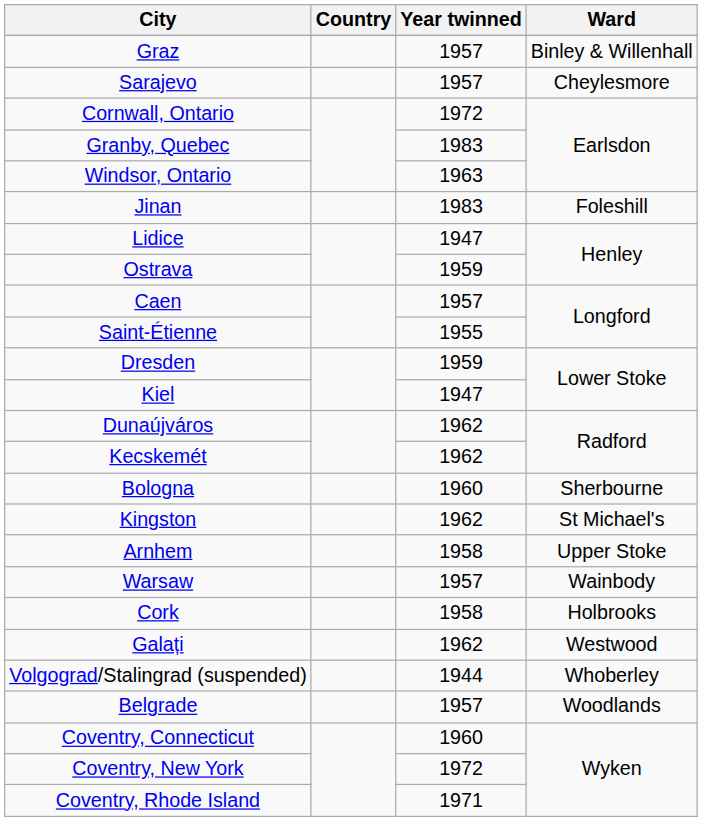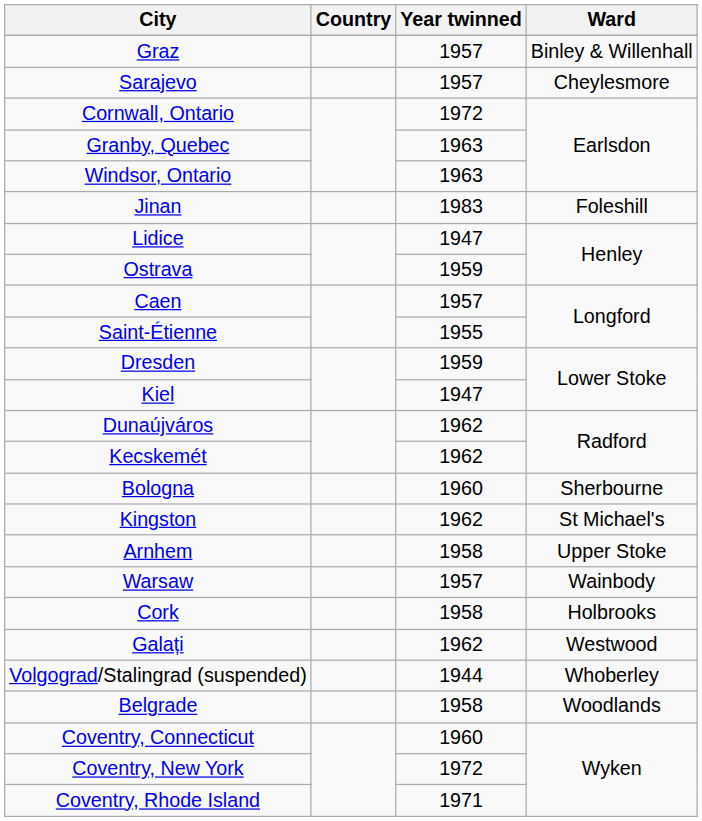(461, 144) 1983 -> (461, 144) 1963
(461, 706) 1957 -> (461, 706) 1958
